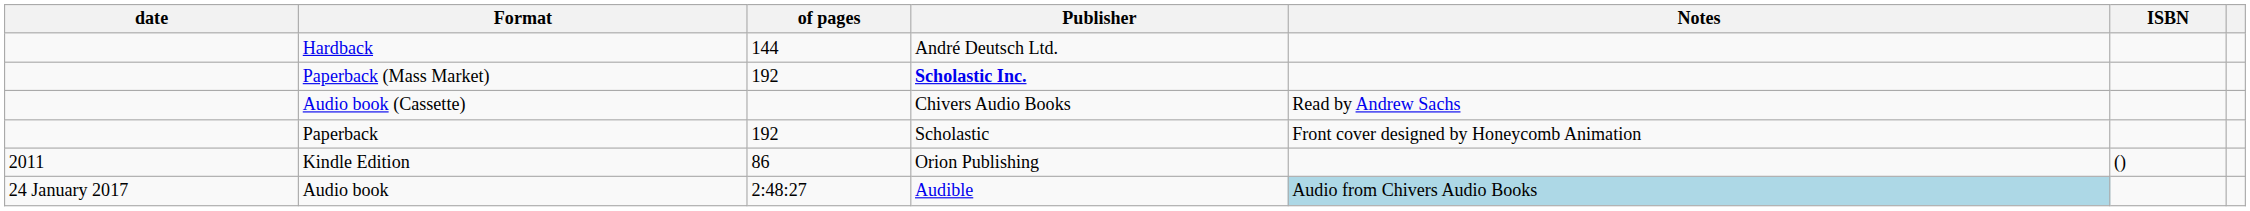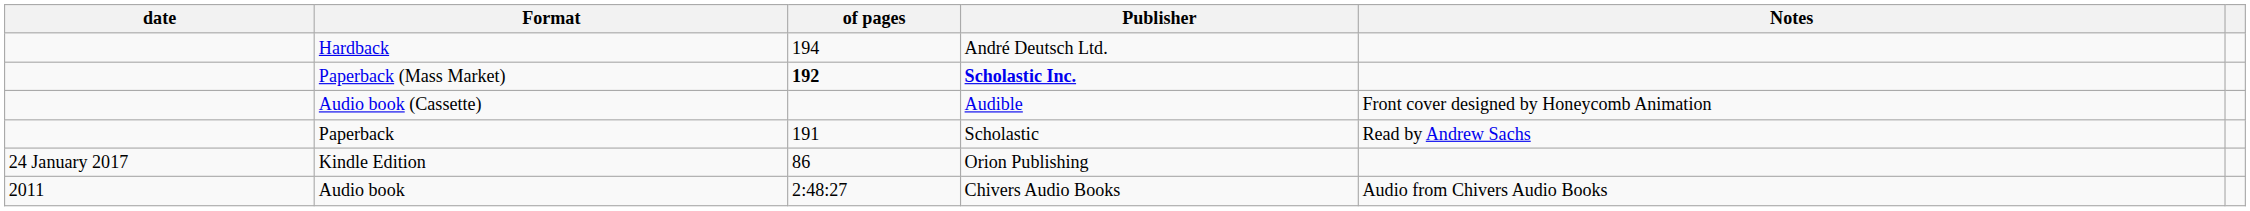- column: (2168, 18)
(765, 47) 144 -> (806, 47) 194
(765, 76) normal -> (806, 76) bold
(993, 104) Chivers Audio Books -> (994, 104) Audible
(1376, 104) Read by Andrew Sachs -> (1537, 104) Front cover designed by Honeycomb Animation
(765, 133) 192 -> (806, 133) 191
(1467, 133) Front cover designed by Honeycomb Animation -> (1447, 133) Read by Andrew Sachs
(26, 162) 2011 -> (68, 162) 24 January 2017
(68, 190) 24 January 2017 -> (26, 190) 2011
(944, 190) Audible -> (1042, 190) Chivers Audio Books
(1415, 190) lightblue background -> (1485, 190) no background
